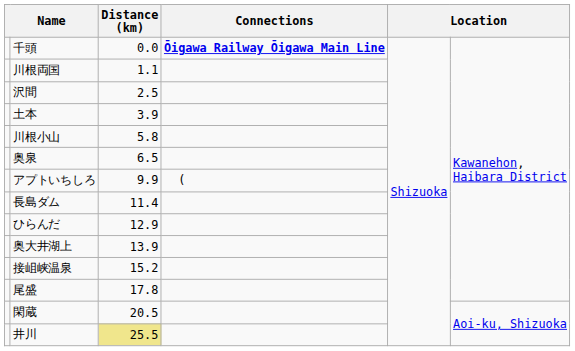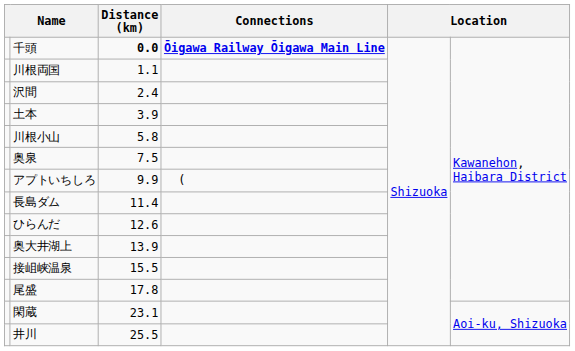(148, 48) normal -> (148, 48) bold
(148, 92) 2.5 -> (148, 92) 2.4
(148, 158) 6.5 -> (148, 158) 7.5
(144, 224) 12.9 -> (144, 224) 12.6
(144, 268) 15.2 -> (144, 268) 15.5
(144, 313) 20.5 -> (144, 313) 23.1
(144, 335) khaki background -> (144, 335) no background
